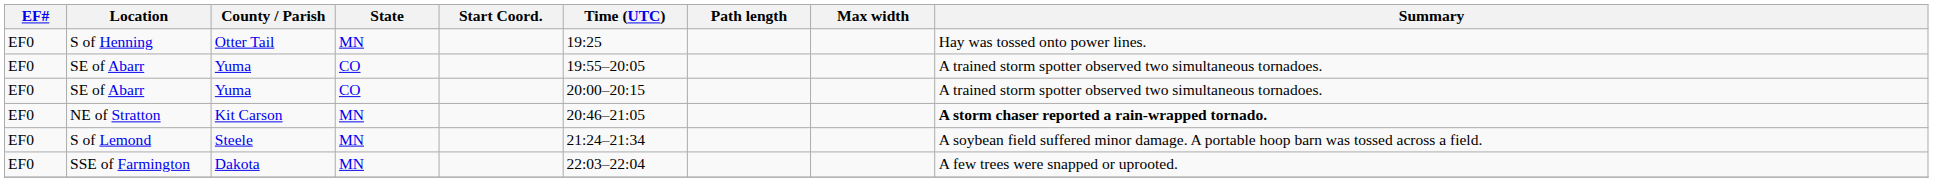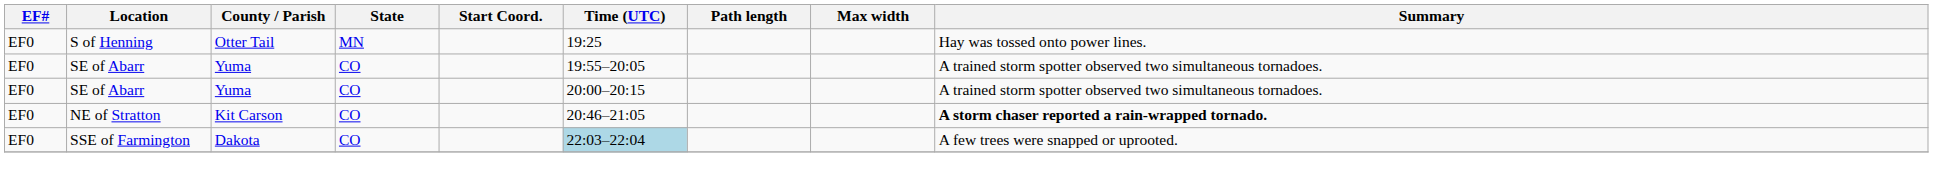(351, 115) MN -> (350, 115) CO
- row: (111, 139)
(351, 164) MN -> (350, 139) CO
(606, 164) no background -> (606, 139) lightblue background
